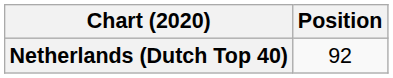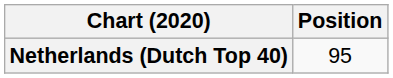(340, 55) 92 -> (340, 55) 95
